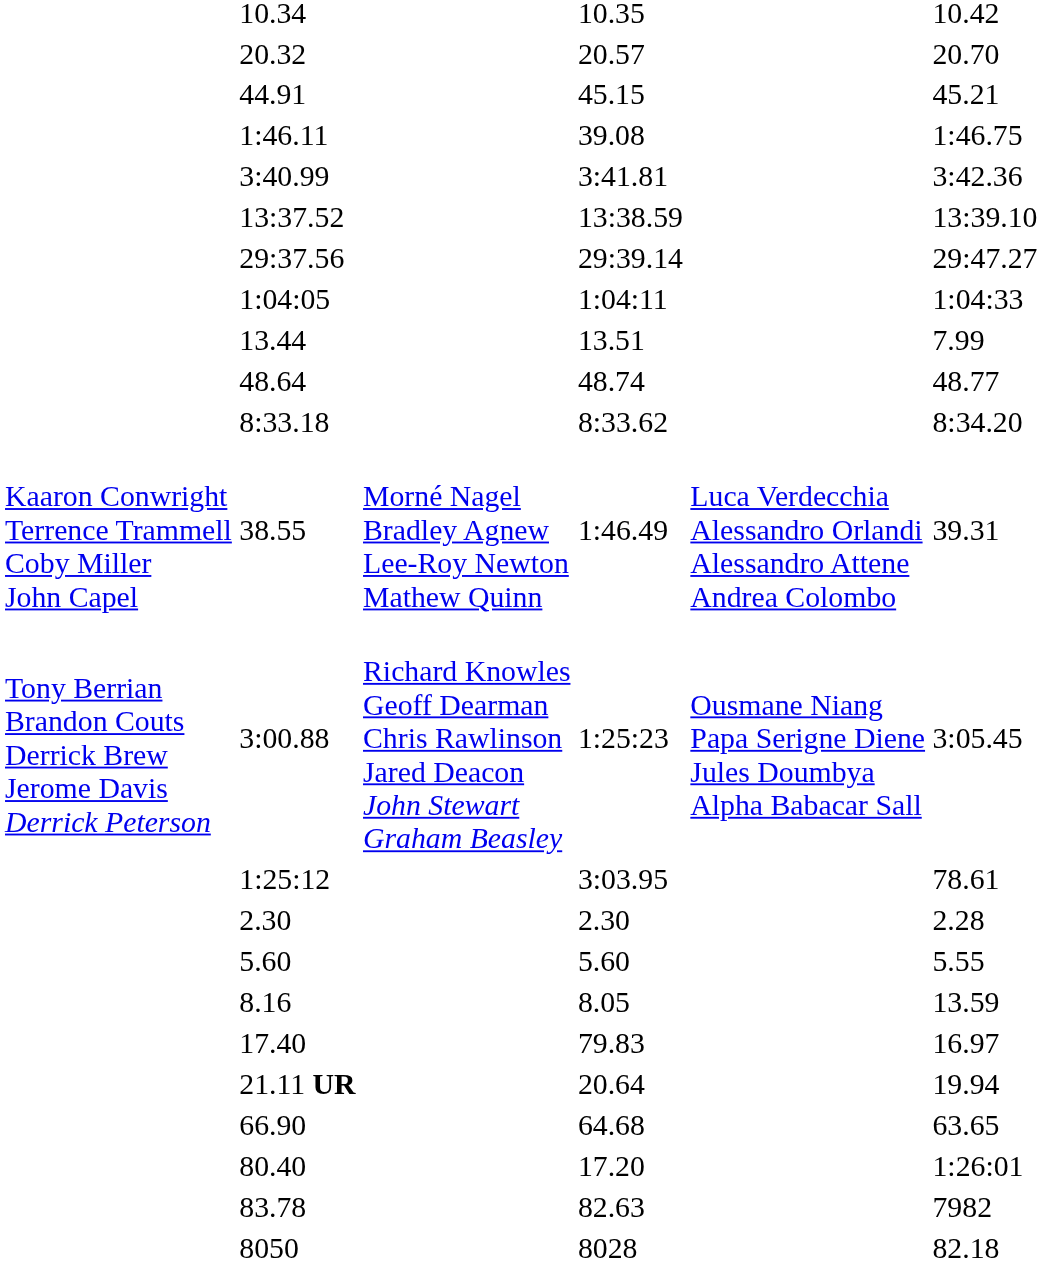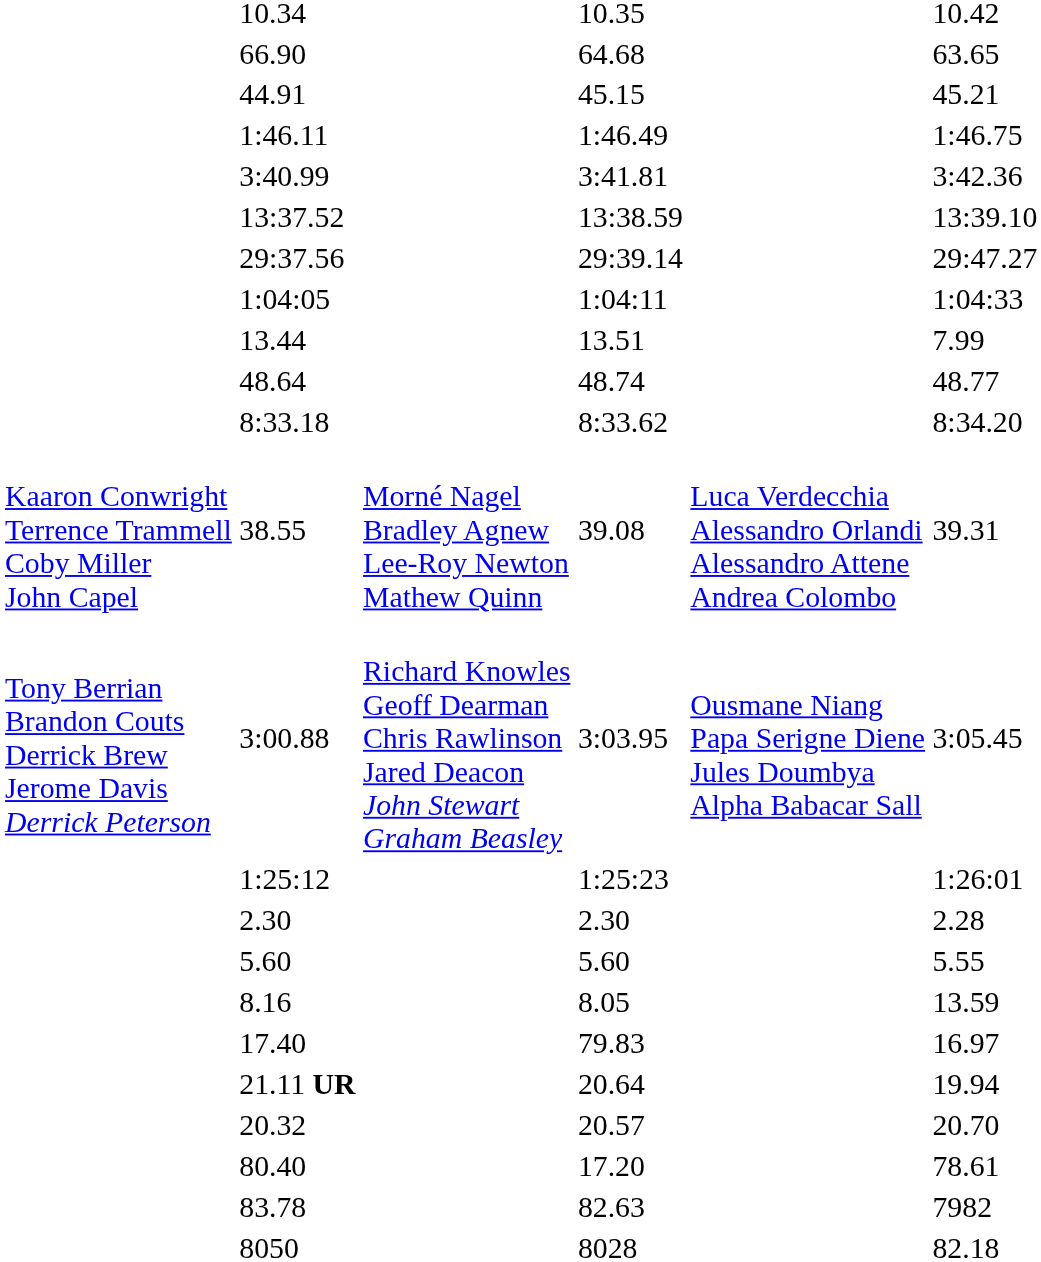rows swapped: (273, 53) <-> (273, 1125)
(611, 135) 39.08 -> (623, 135) 1:46.49
(623, 529) 1:46.49 -> (611, 529) 39.08
(623, 738) 1:25:23 -> (623, 738) 3:03.95
(623, 879) 3:03.95 -> (623, 879) 1:25:23
(966, 879) 78.61 -> (978, 879) 1:26:01
(978, 1166) 1:26:01 -> (966, 1166) 78.61
